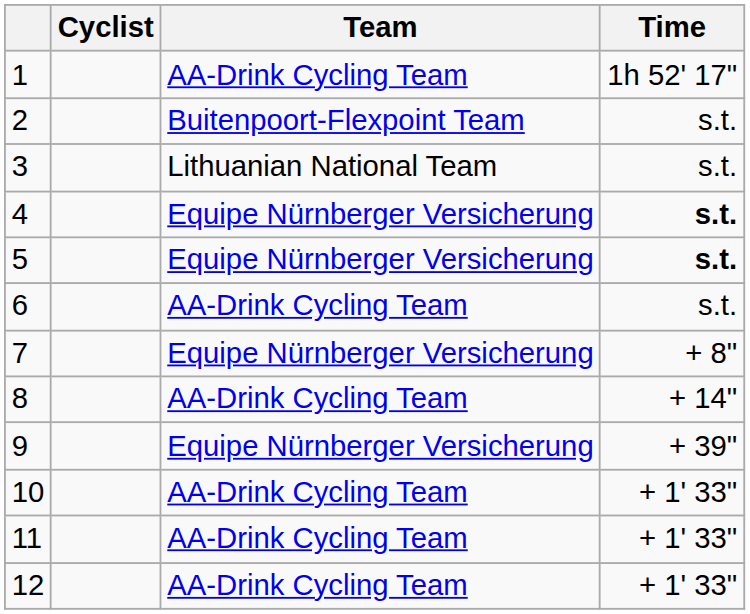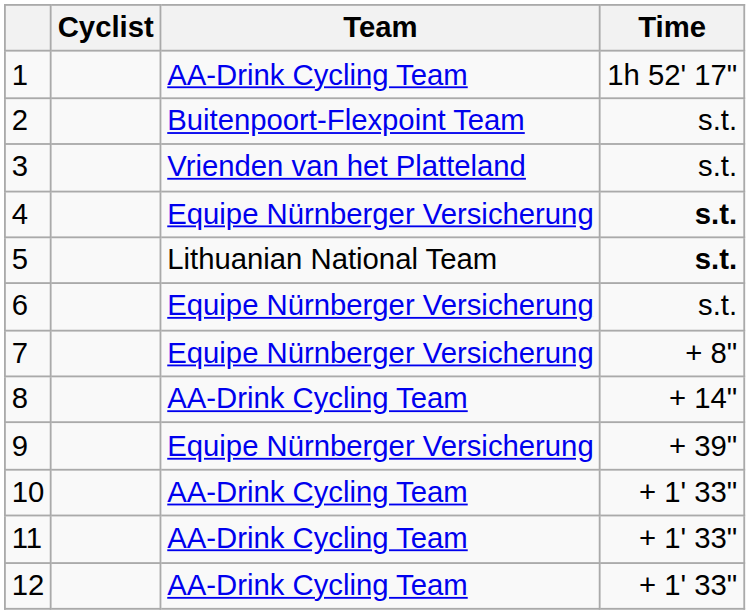(332, 167) Lithuanian National Team -> (347, 167) Vrienden van het Platteland
(380, 259) Equipe Nürnberger Versicherung -> (332, 259) Lithuanian National Team
(317, 306) AA-Drink Cycling Team -> (380, 306) Equipe Nürnberger Versicherung
